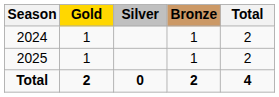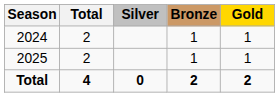columns swapped: (87, 15) <-> (247, 15)
